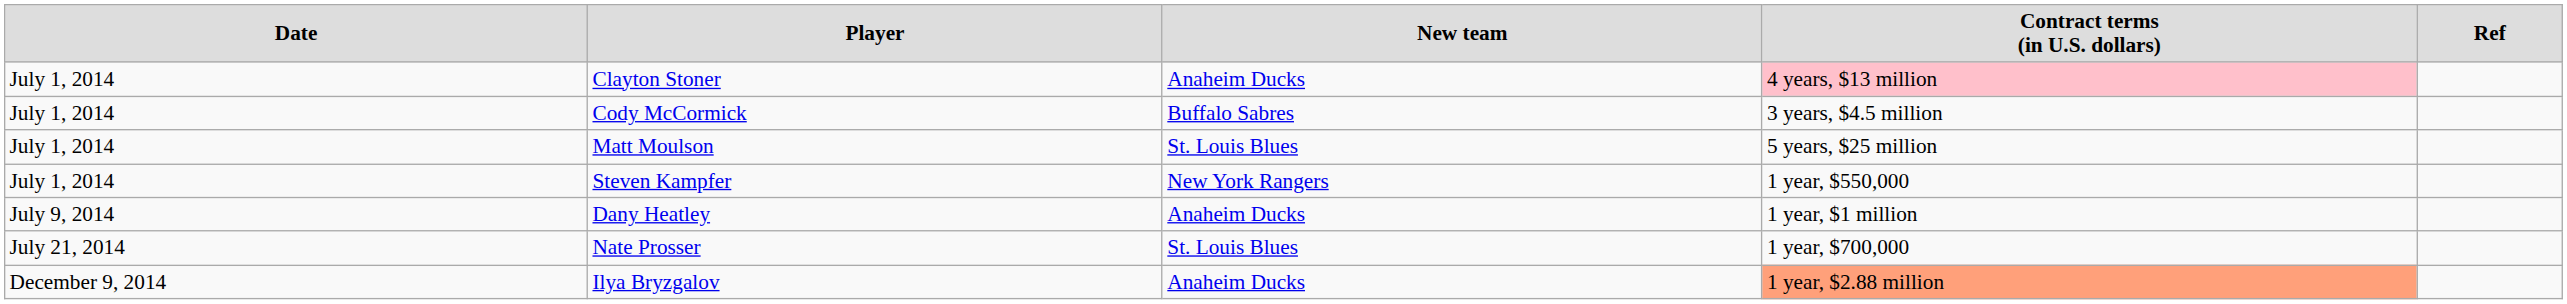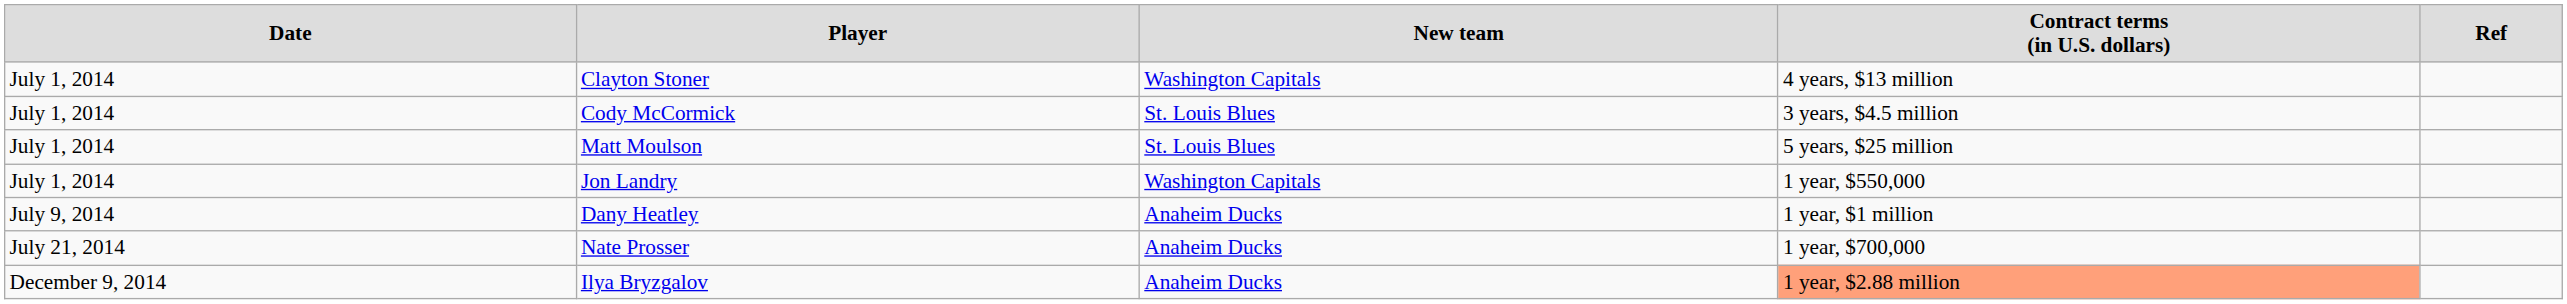(1236, 79) Anaheim Ducks -> (1232, 79) Washington Capitals
(1852, 79) pink background -> (1868, 79) no background
(1231, 112) Buffalo Sabres -> (1210, 112) St. Louis Blues
+ row: (629, 180)
- row: (662, 180)
(1233, 247) St. Louis Blues -> (1213, 247) Anaheim Ducks
